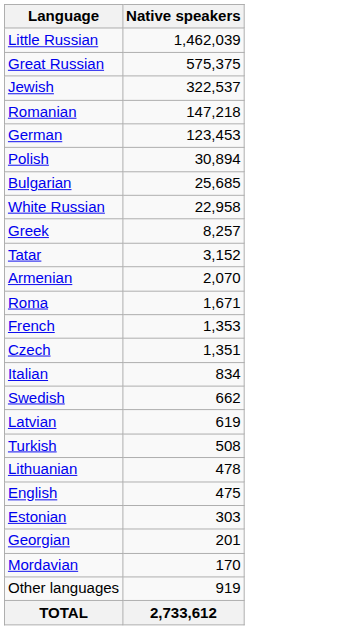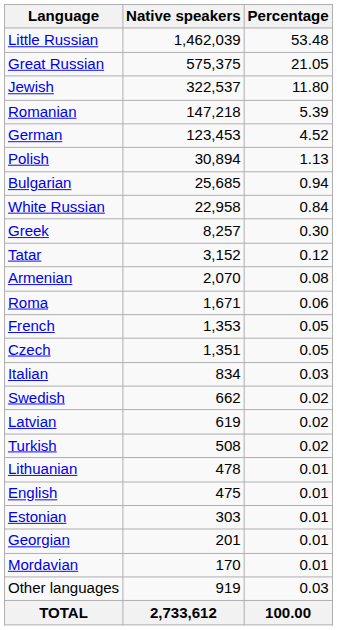+ column: (288, 16)
